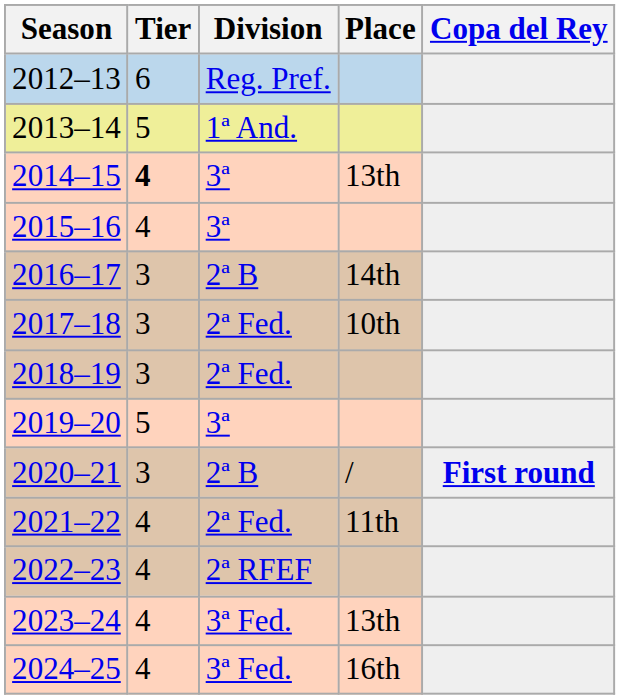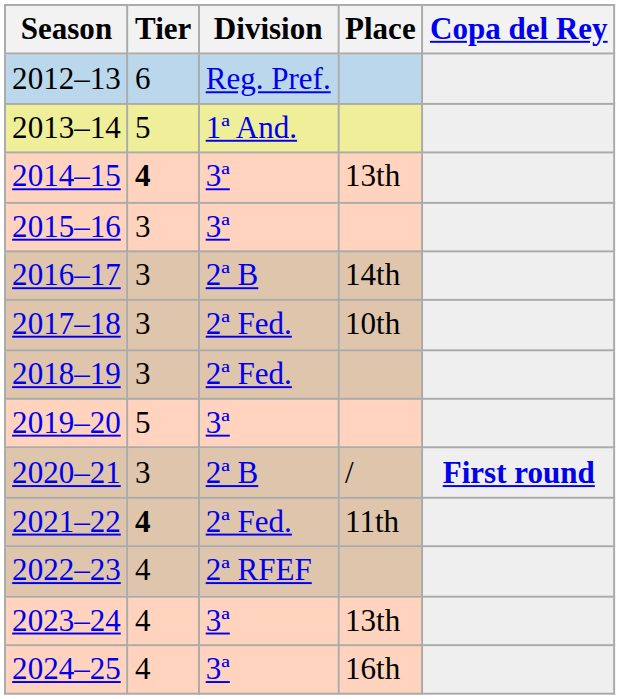(143, 226) 4 -> (143, 226) 3
(143, 521) normal -> (143, 521) bold
(249, 619) 3ª Fed. -> (218, 619) 3ª
(249, 669) 3ª Fed. -> (218, 669) 3ª
